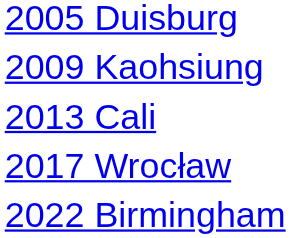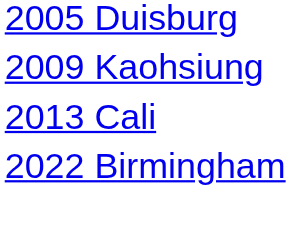- row: (118, 166)
